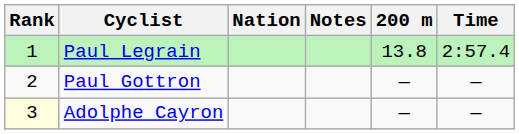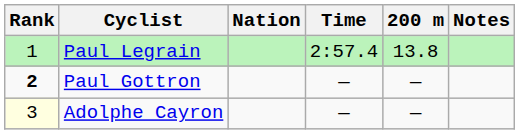columns swapped: (476, 20) <-> (338, 20)
(32, 82) normal -> (32, 82) bold
